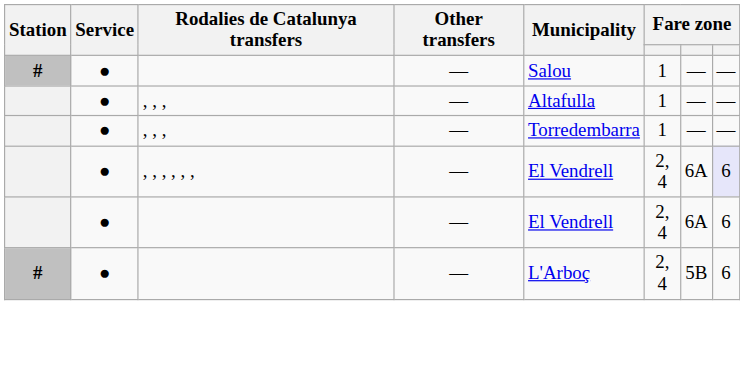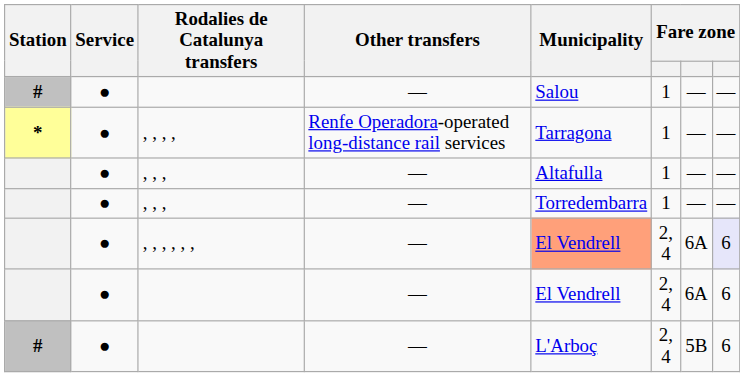+ row: (38, 132)
(571, 171) no background -> (578, 243) lightsalmon background
